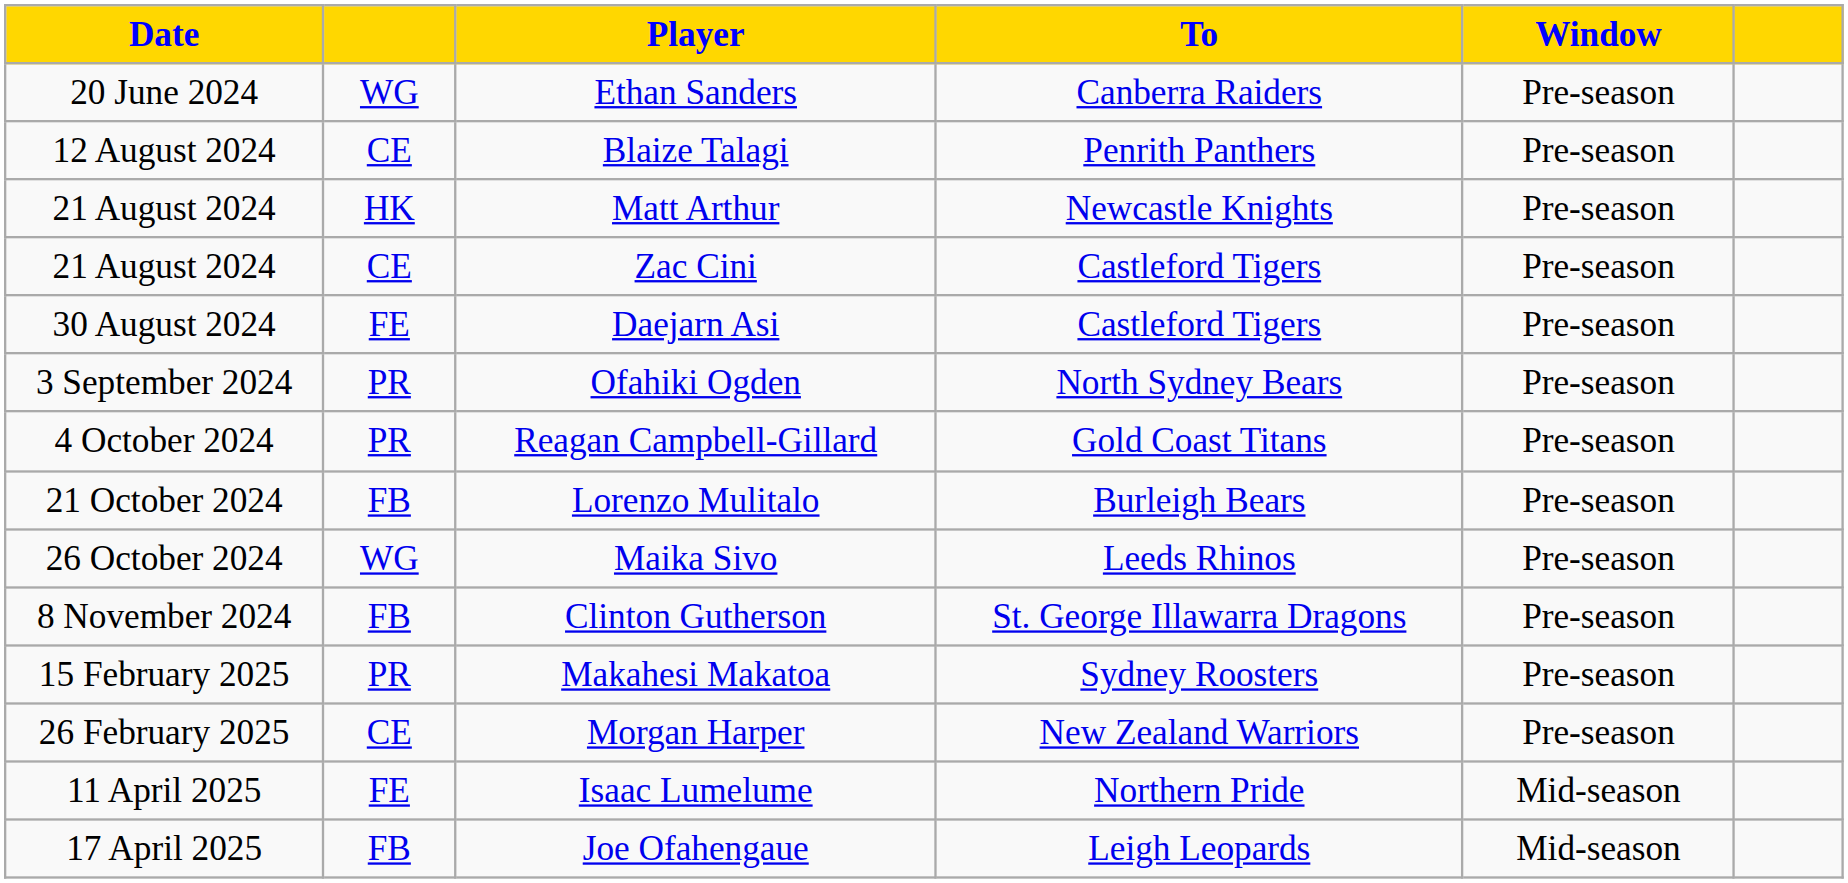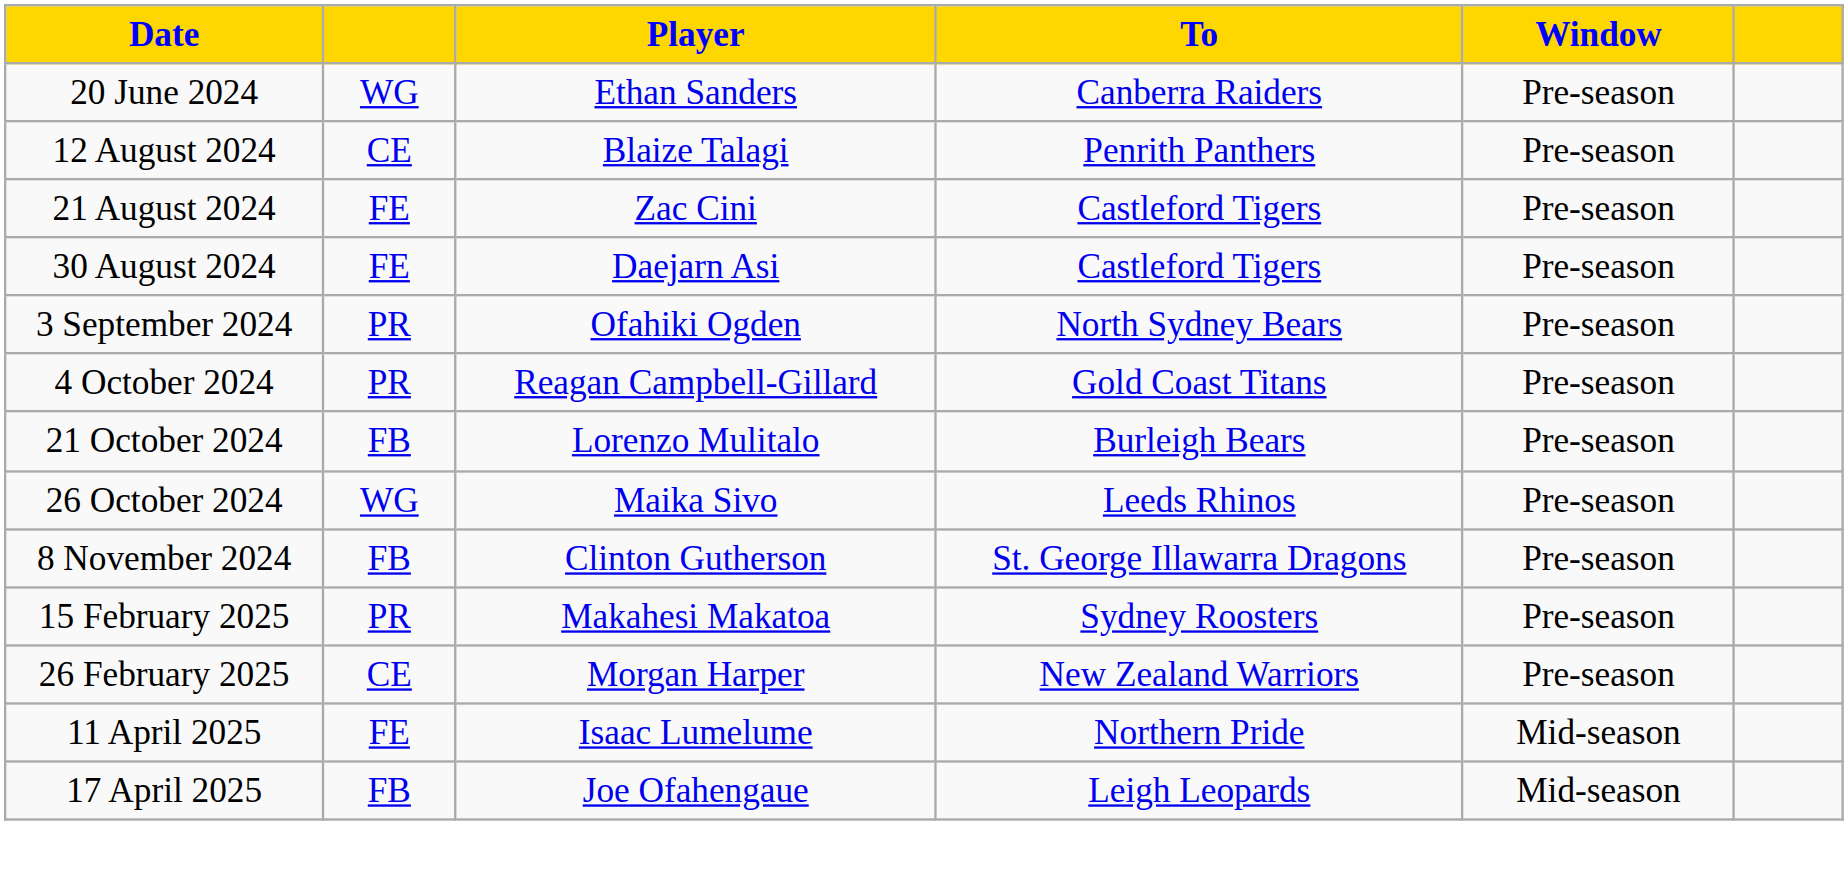- row: (696, 208)
(389, 266) CE -> (389, 208) FE
